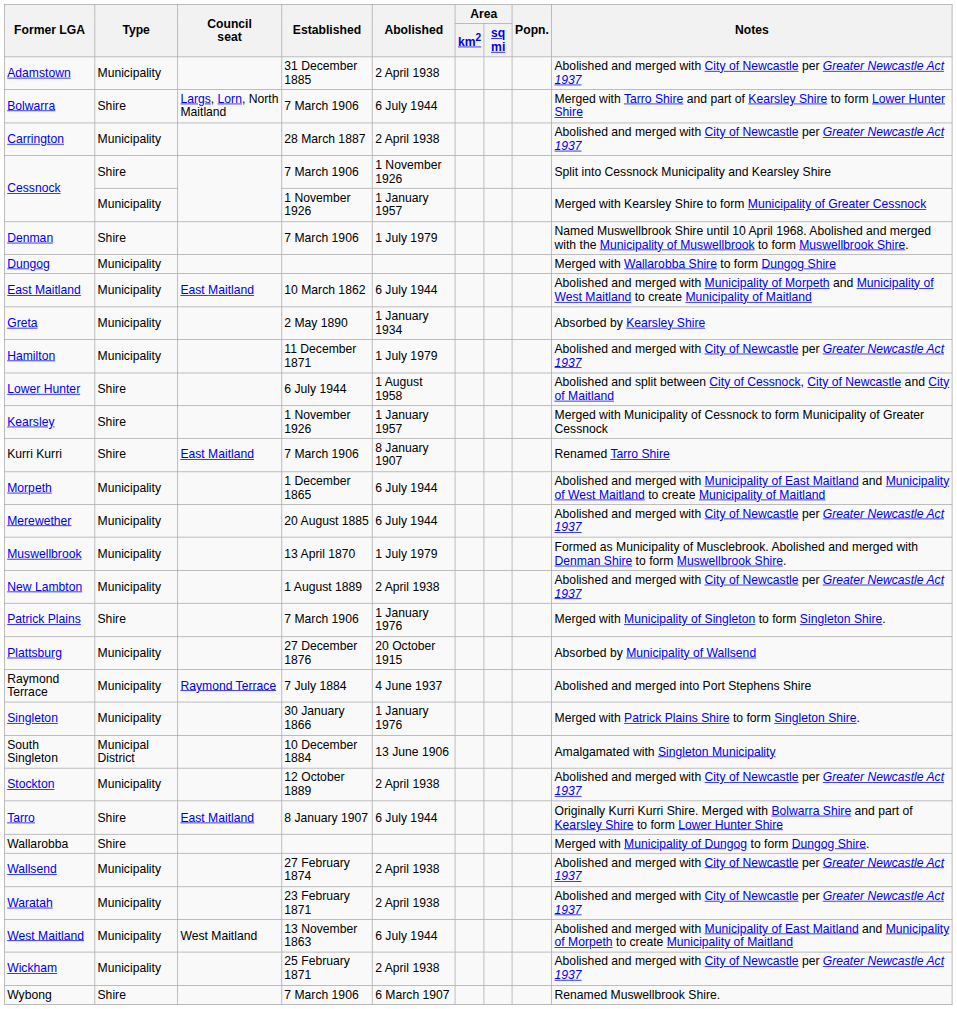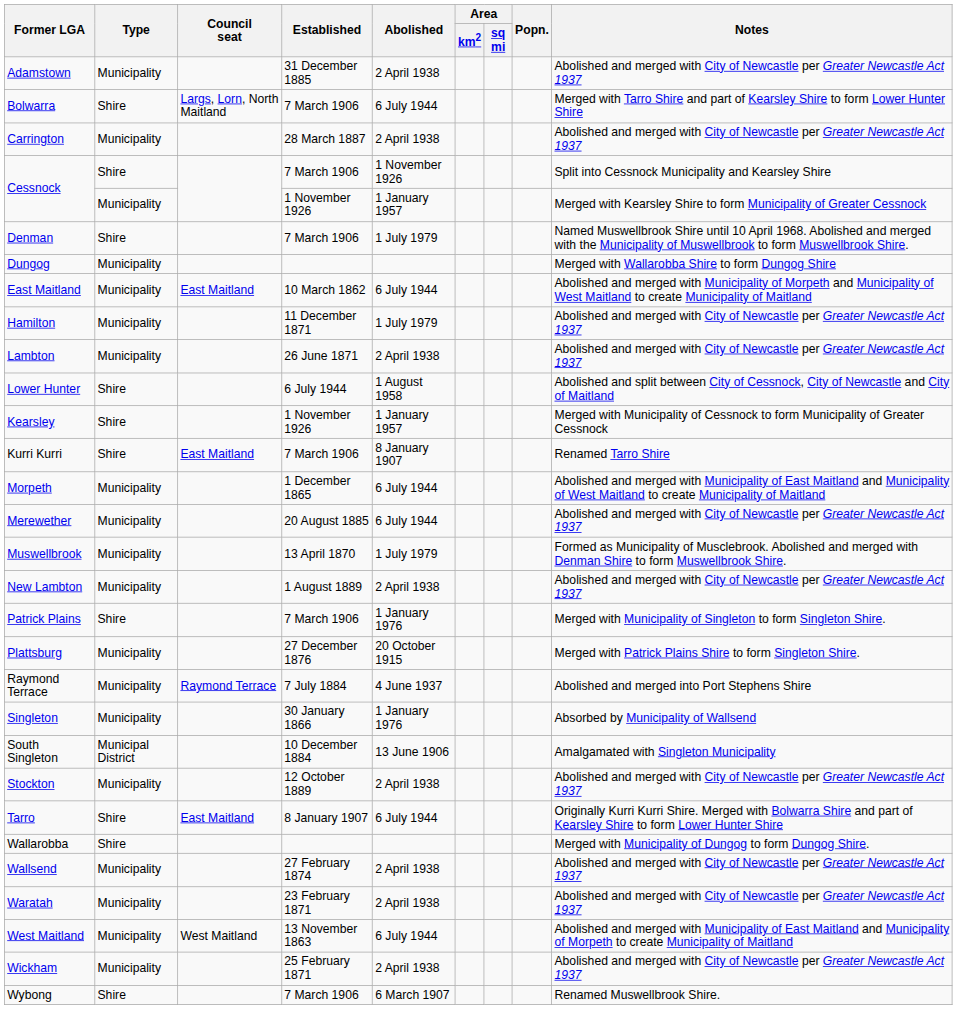- row: (22, 323)
+ row: (31, 356)
(655, 652) Absorbed by Municipality of Wallsend -> (707, 652) Merged with Patrick Plains Shire to form Singleton Shire.
(707, 718) Merged with Patrick Plains Shire to form Singleton Shire. -> (655, 718) Absorbed by Municipality of Wallsend
